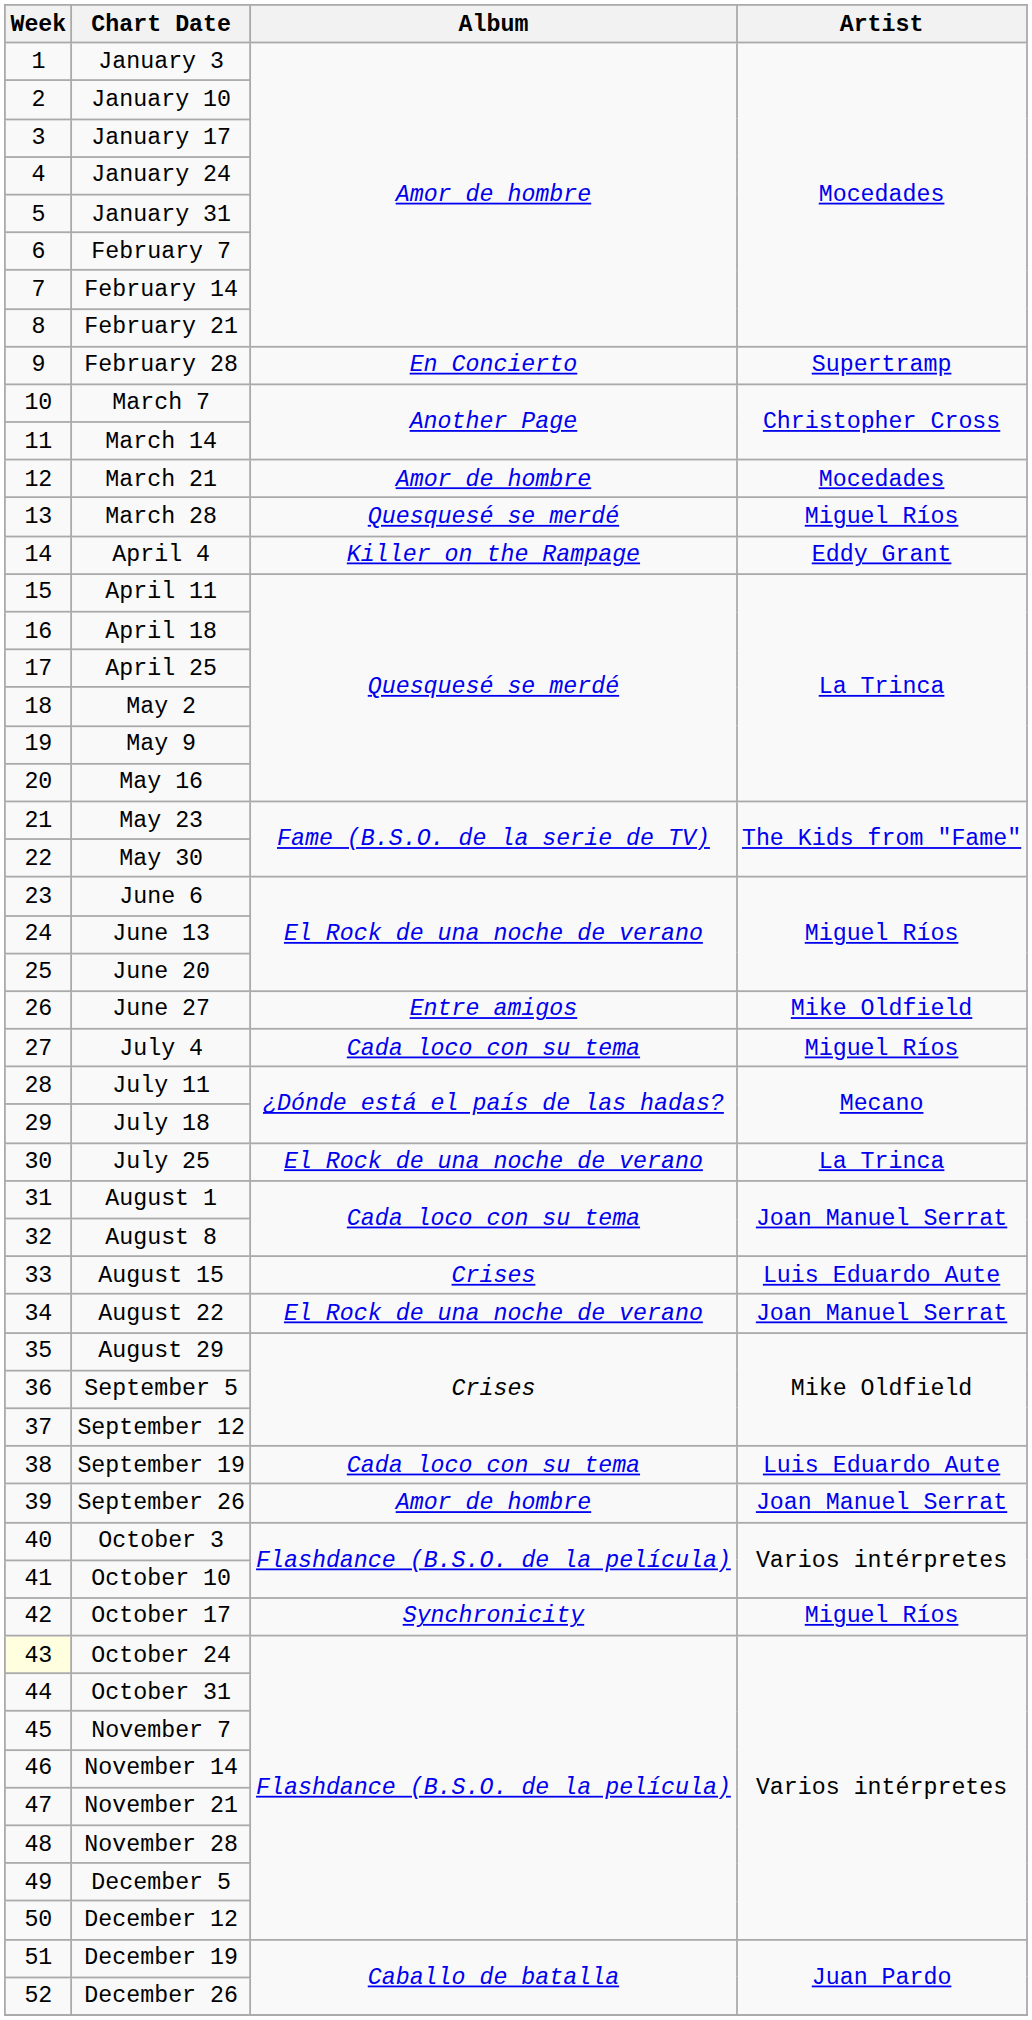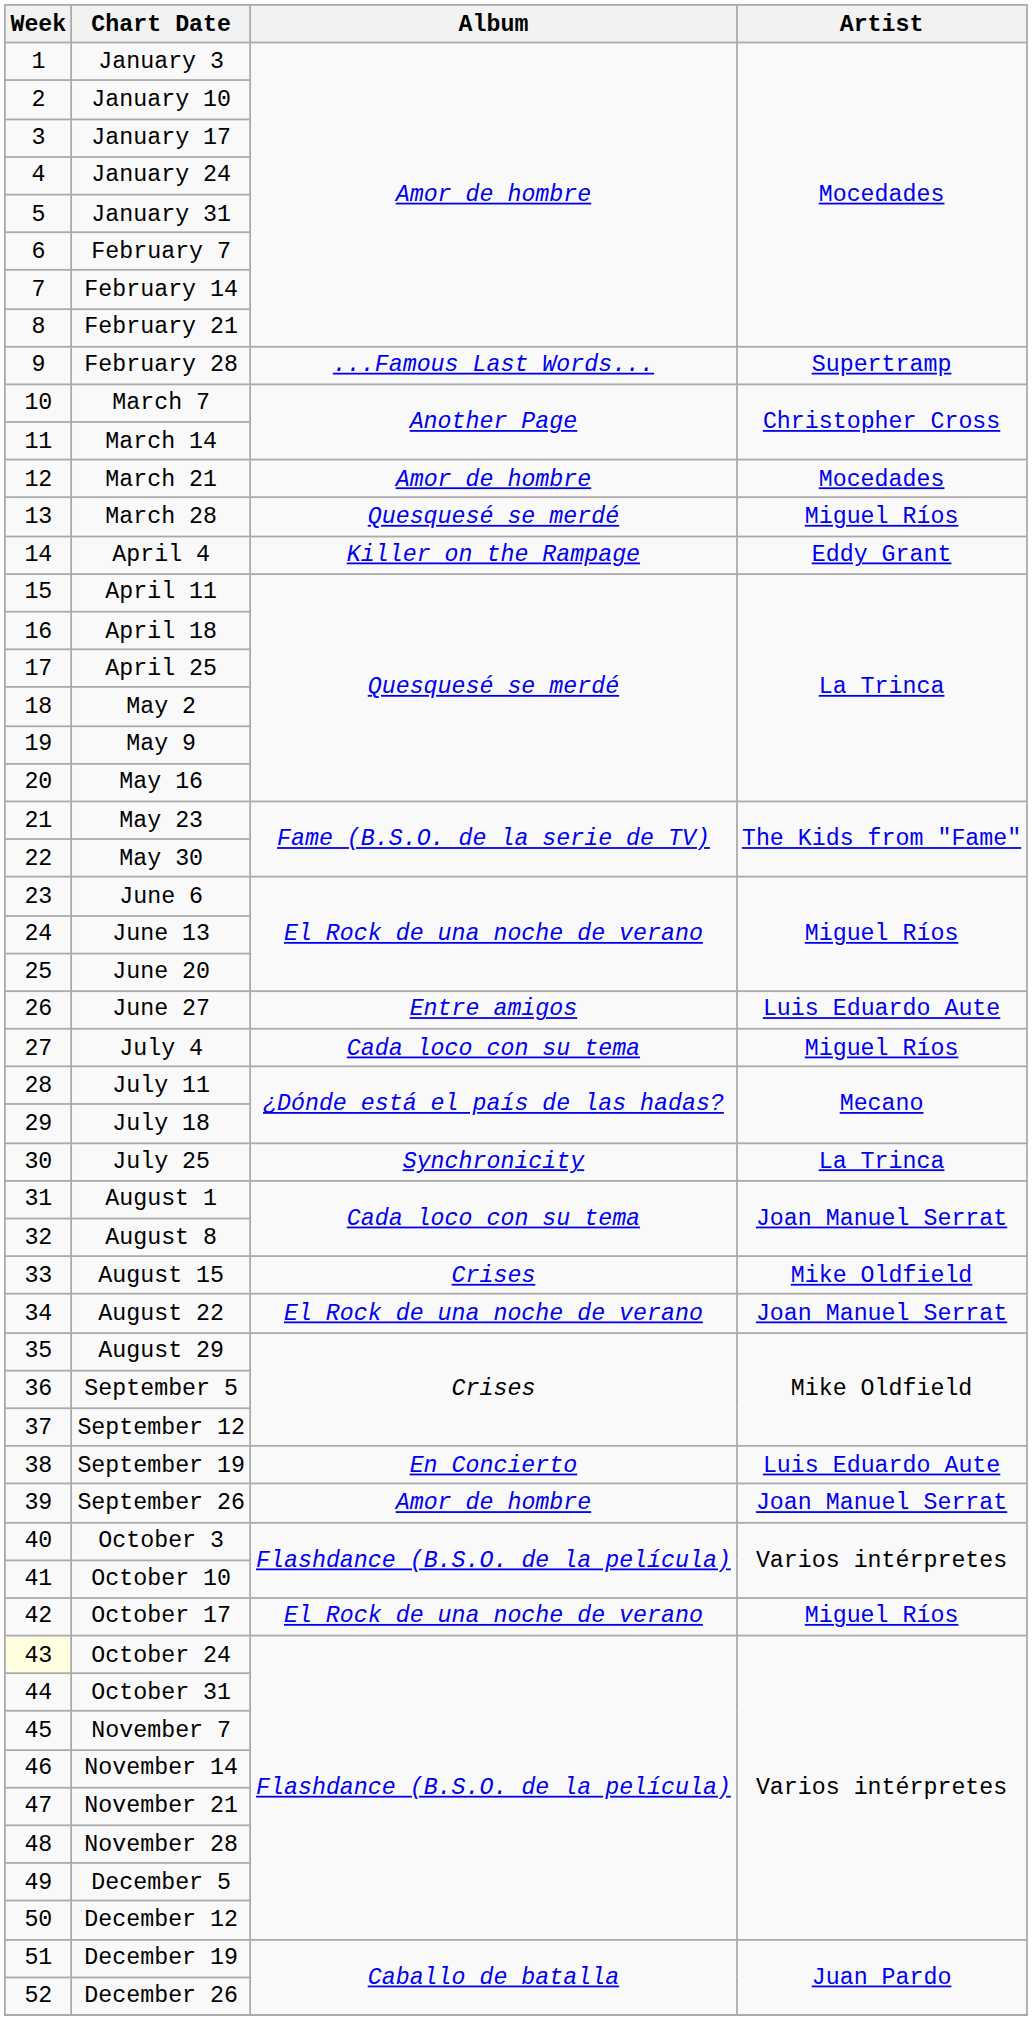(493, 365) En Concierto -> (493, 365) ...Famous Last Words...
(882, 1010) Mike Oldfield -> (882, 1010) Luis Eduardo Aute
(493, 1162) El Rock de una noche de verano -> (493, 1162) Synchronicity
(882, 1275) Luis Eduardo Aute -> (882, 1275) Mike Oldfield
(493, 1465) Cada loco con su tema -> (493, 1465) En Concierto
(493, 1617) Synchronicity -> (493, 1617) El Rock de una noche de verano
